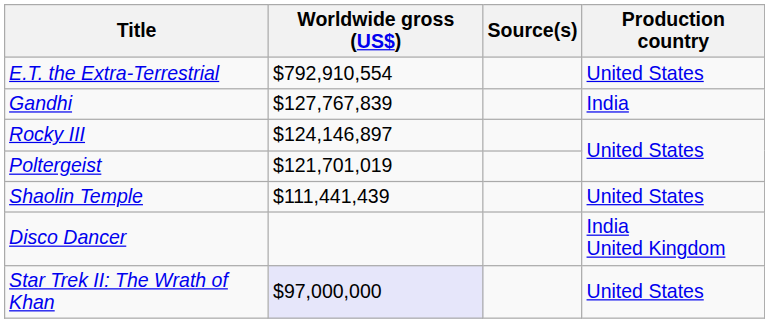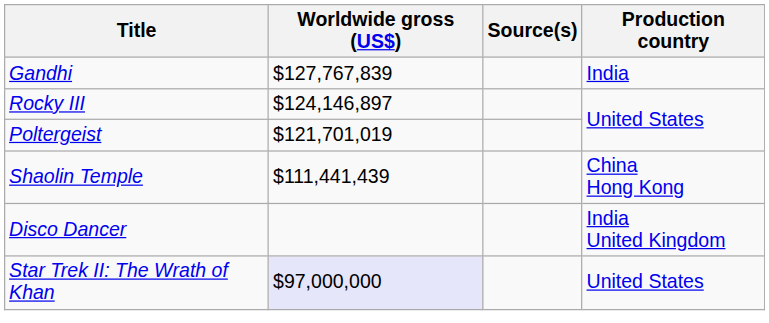- row: (114, 72)
(645, 196) United States -> (635, 176) China Hong Kong
